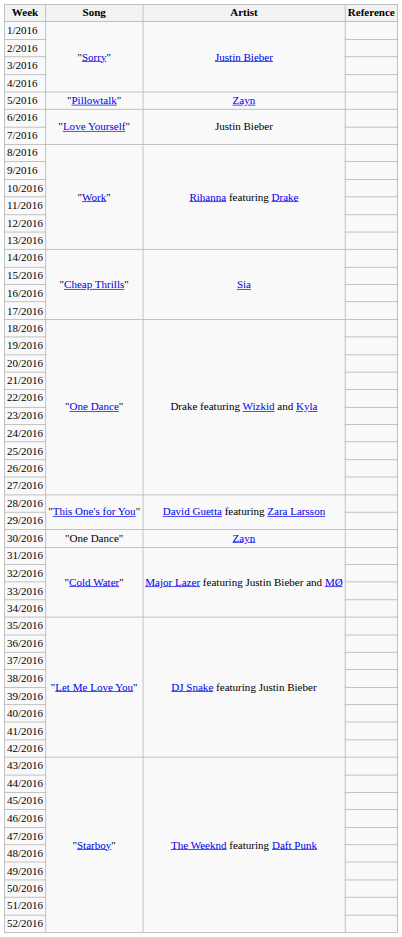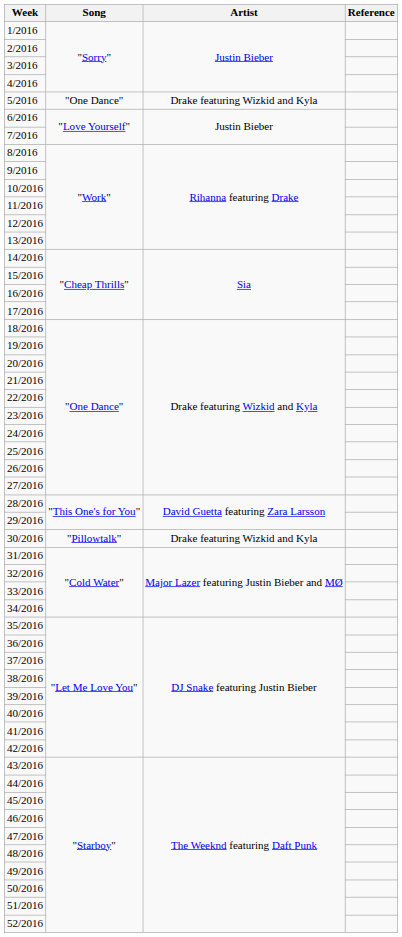(94, 100) "Pillowtalk" -> (94, 100) "One Dance"
(244, 100) Zayn -> (244, 100) Drake featuring Wizkid and Kyla
(94, 538) "One Dance" -> (94, 538) "Pillowtalk"
(244, 538) Zayn -> (244, 538) Drake featuring Wizkid and Kyla
